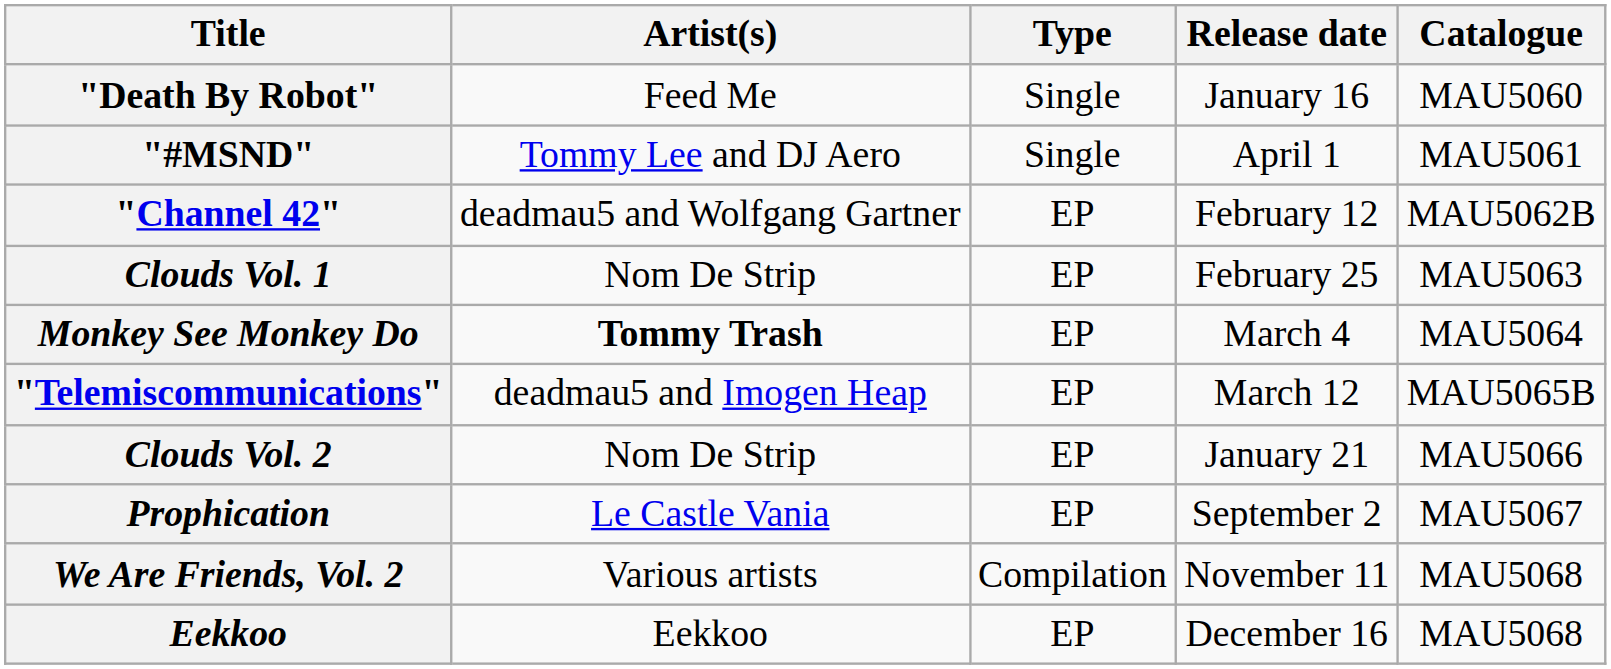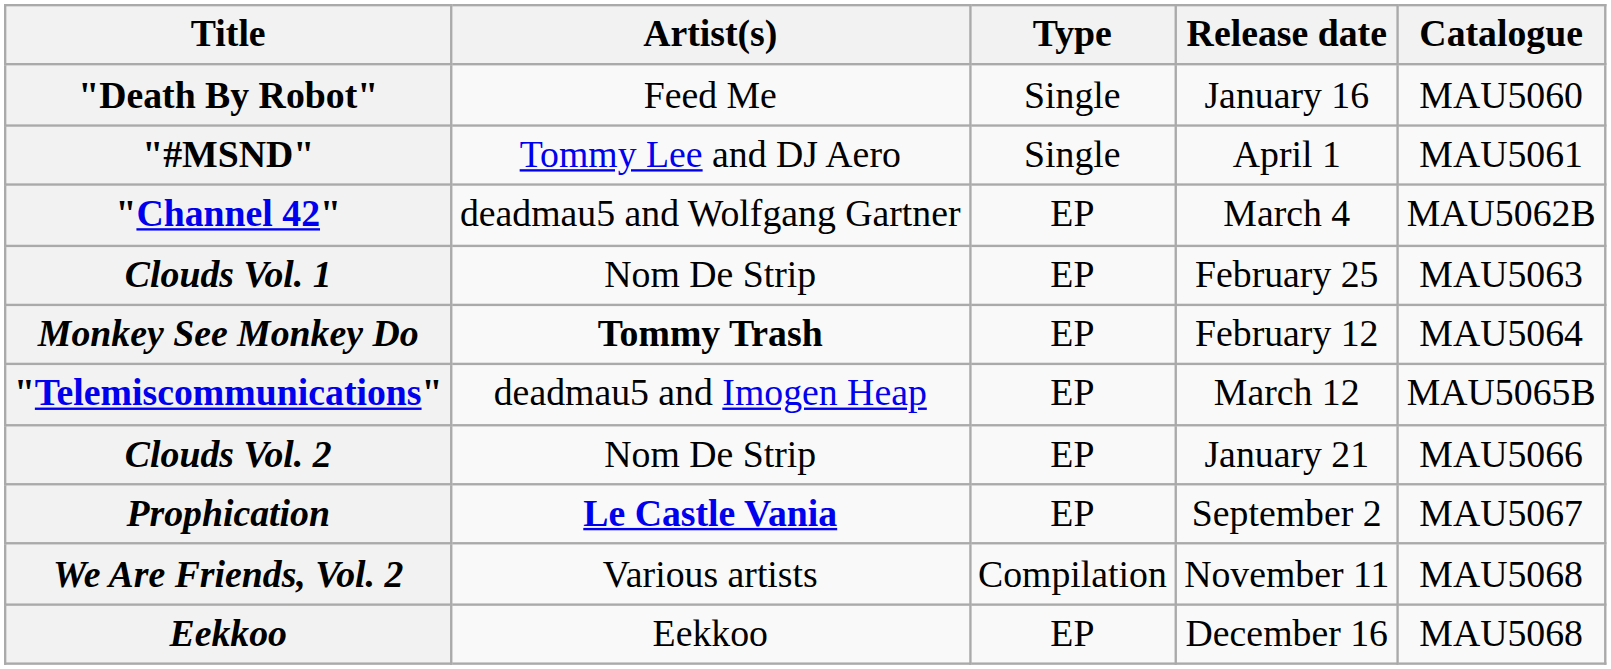(1287, 214) February 12 -> (1287, 214) March 4
(1287, 333) March 4 -> (1287, 333) February 12
(710, 513) normal -> (710, 513) bold
